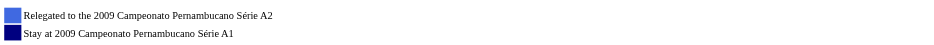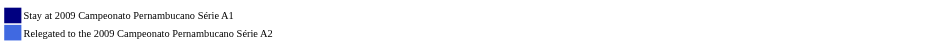rows swapped: (129, 33) <-> (148, 16)
